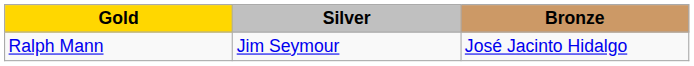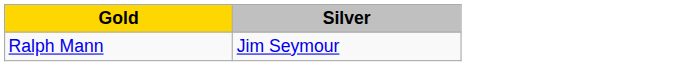- column: (575, 18)
